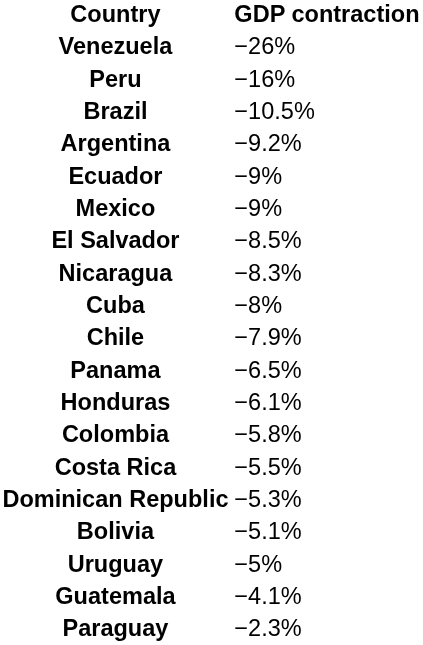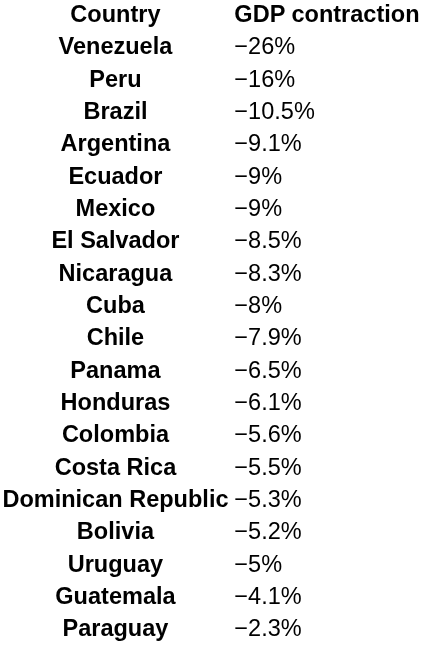(268, 143) −9.2% -> (268, 143) −9.1%
(268, 434) −5.8% -> (268, 434) −5.6%
(268, 531) −5.1% -> (268, 531) −5.2%
